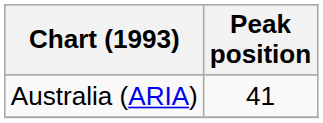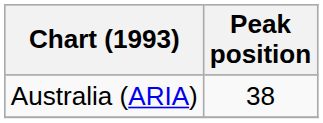(261, 95) 41 -> (261, 95) 38
